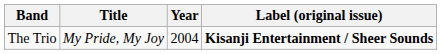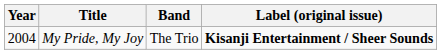columns swapped: (185, 15) <-> (32, 15)
